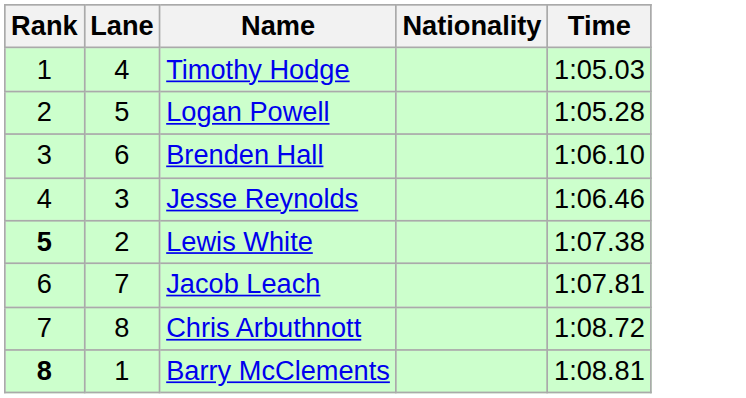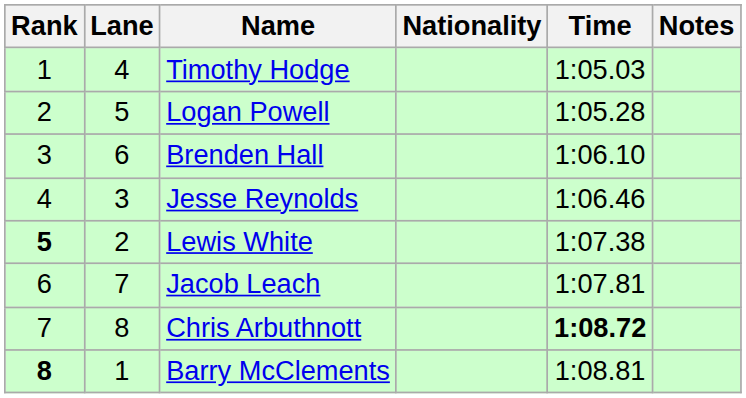+ column: (697, 26)
(599, 328) normal -> (600, 328) bold
